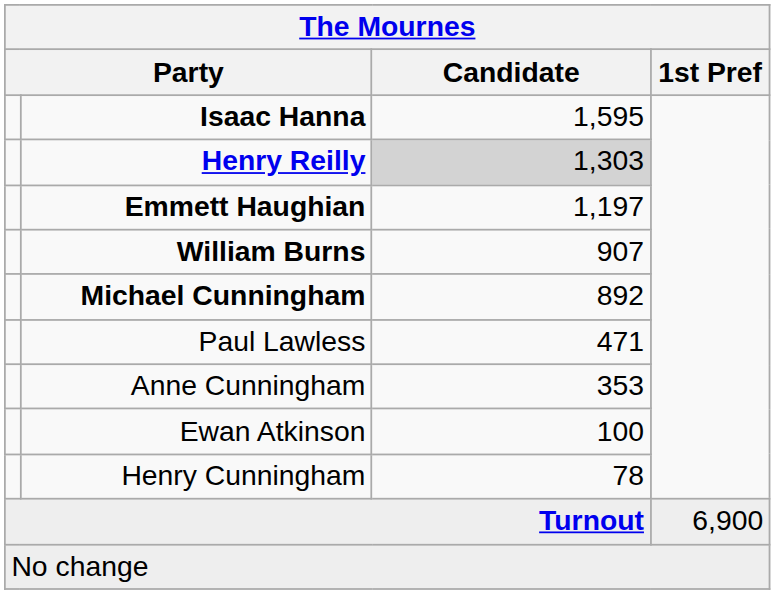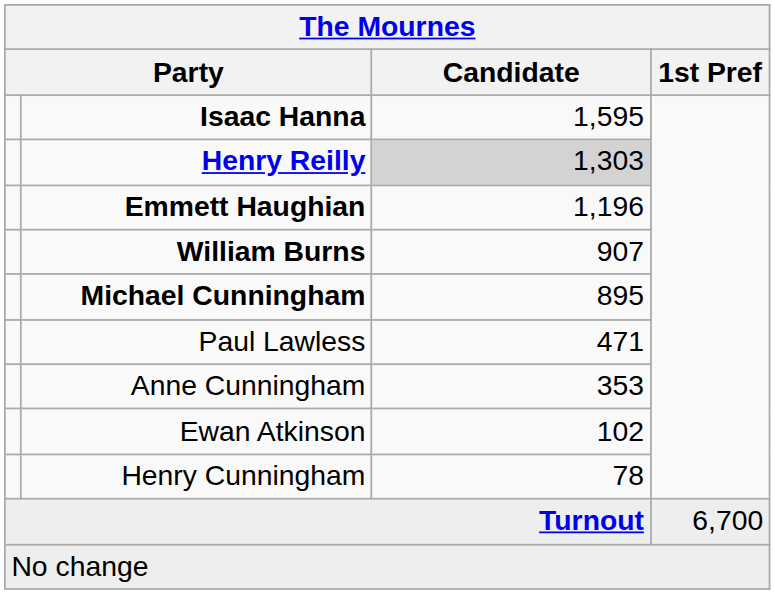(609, 206) 1,197 -> (609, 206) 1,196
(620, 296) 892 -> (620, 296) 895
(620, 431) 100 -> (620, 431) 102
(728, 521) 6,900 -> (728, 521) 6,700
